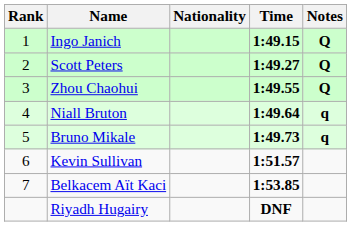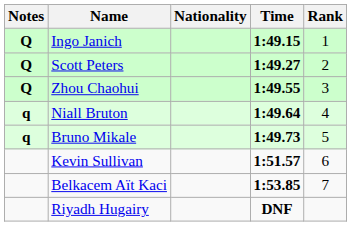columns swapped: (26, 16) <-> (325, 16)
